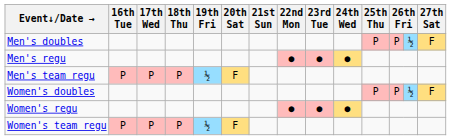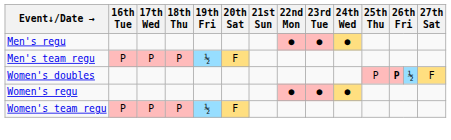- row: (45, 42)
(397, 92) normal -> (397, 75) bold
